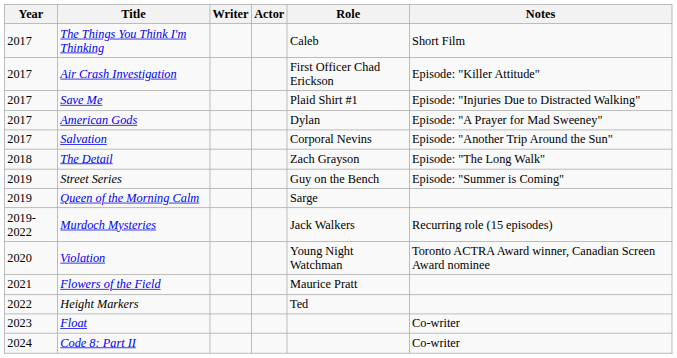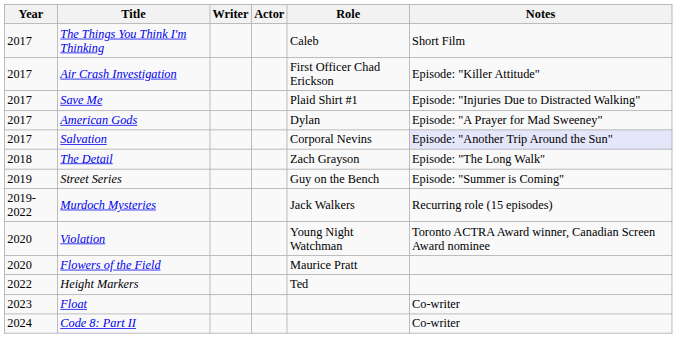(512, 139) no background -> (512, 139) lavender background
- row: (130, 198)
(20, 284) 2021 -> (20, 265) 2020
